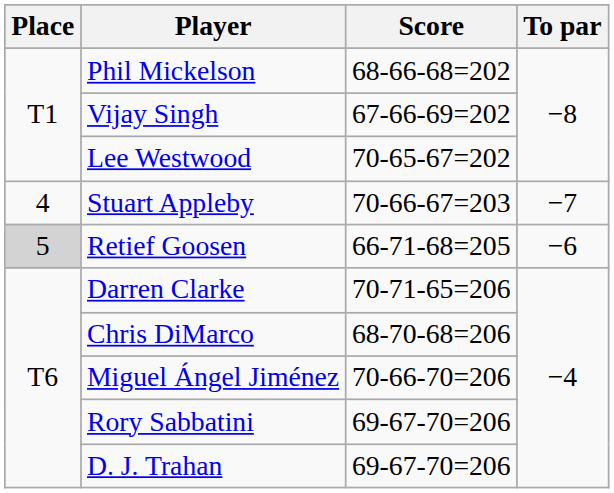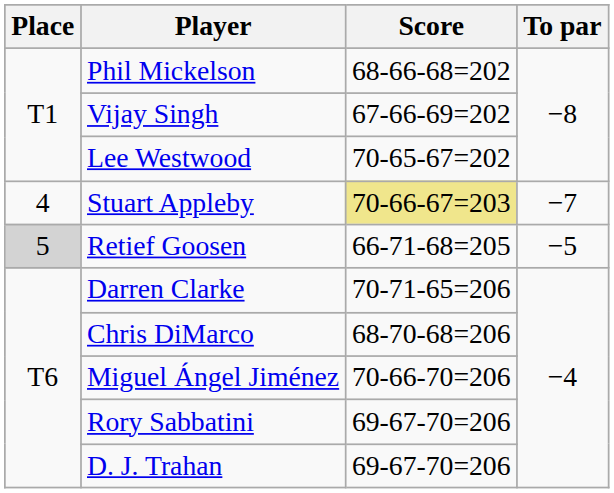(431, 202) no background -> (431, 202) khaki background
(562, 245) −6 -> (562, 245) −5
